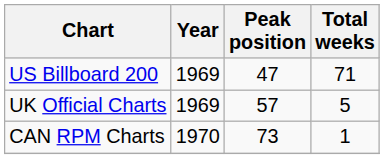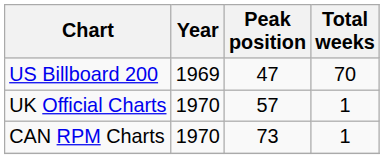(345, 74) 71 -> (345, 74) 70
(198, 105) 1969 -> (198, 105) 1970
(345, 105) 5 -> (345, 105) 1
